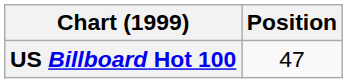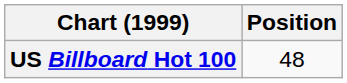(292, 58) 47 -> (292, 58) 48
